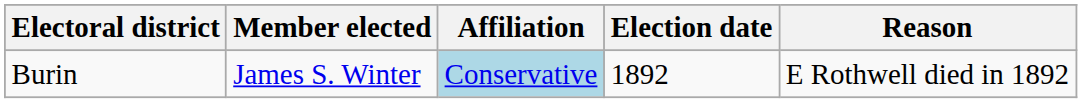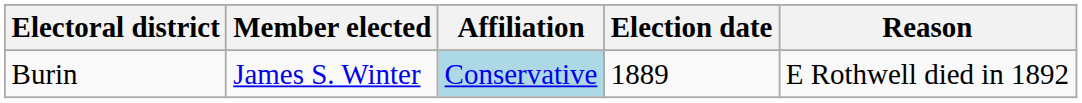(640, 73) 1892 -> (640, 73) 1889
